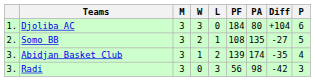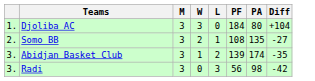- column: (301, 12)
